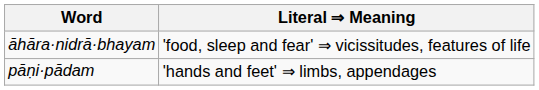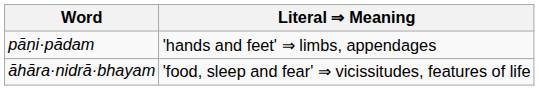rows swapped: (51, 71) <-> (82, 44)
